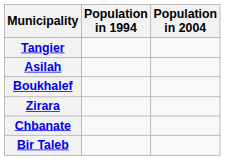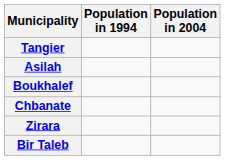rows swapped: (43, 106) <-> (43, 125)
